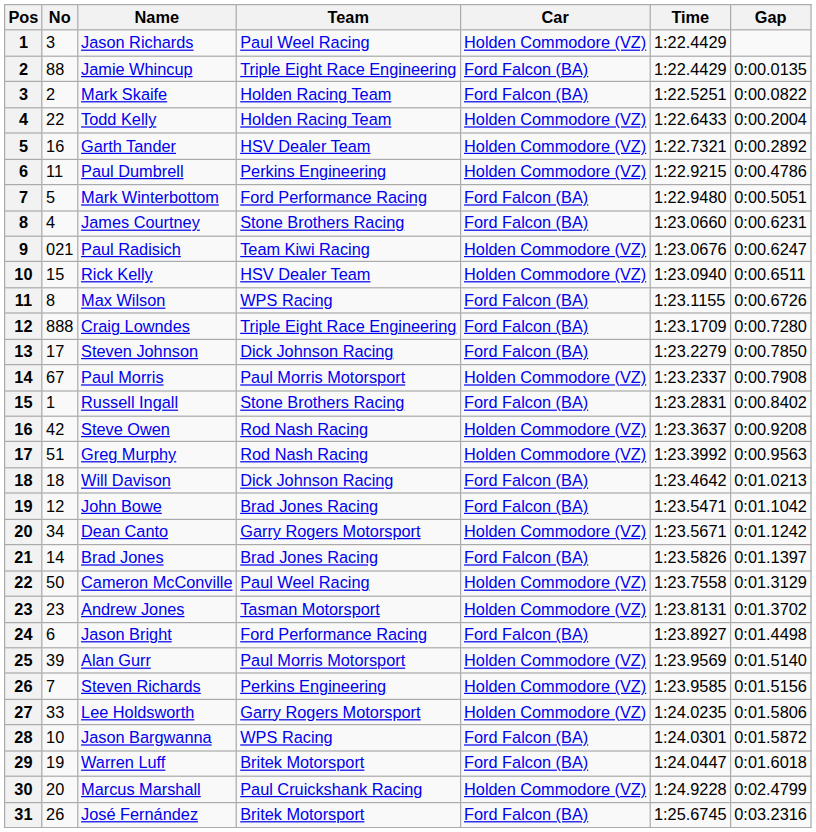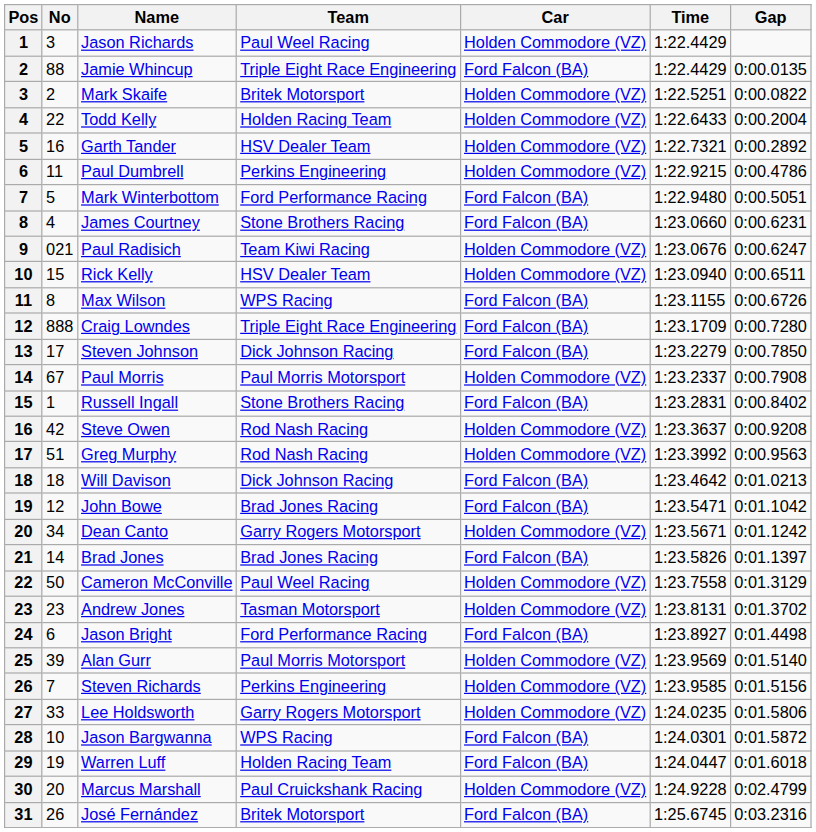(316, 94) Holden Racing Team -> (302, 94) Britek Motorsport
(526, 94) Ford Falcon (BA) -> (555, 94) Holden Commodore (VZ)
(302, 763) Britek Motorsport -> (316, 763) Holden Racing Team
